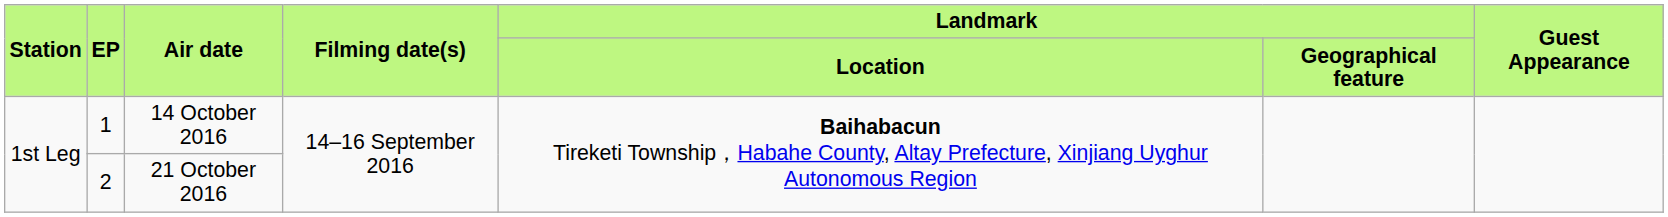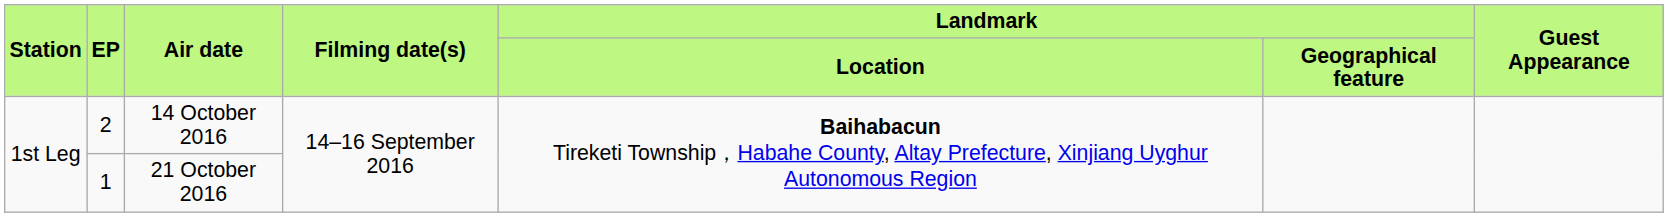(106, 124) 1 -> (106, 124) 2
(106, 182) 2 -> (106, 182) 1
